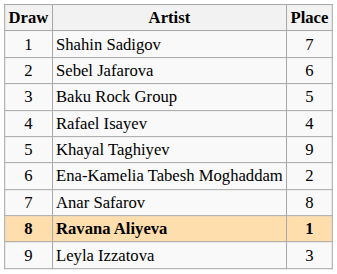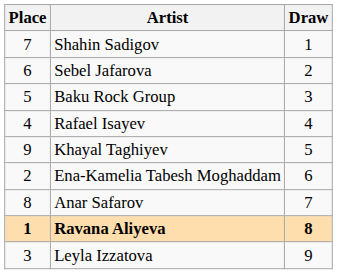columns swapped: (28, 17) <-> (309, 17)
